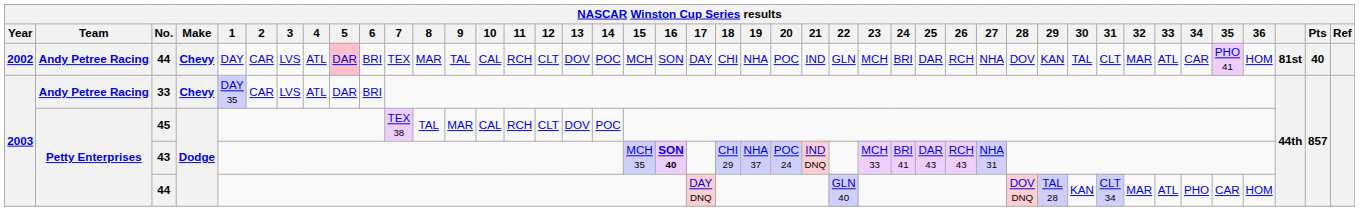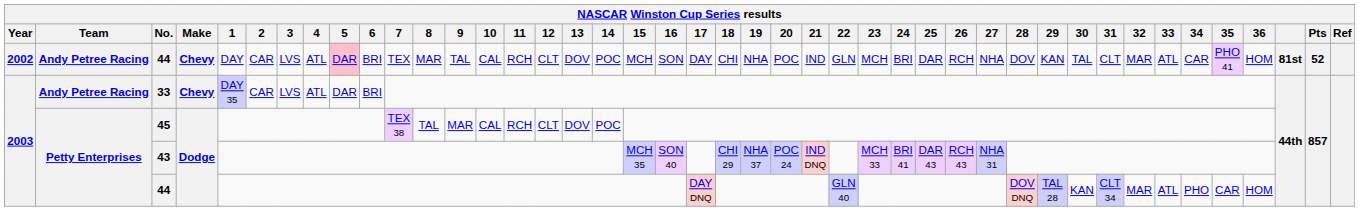(1318, 59) 40 -> (1318, 59) 52
(671, 158) bold -> (671, 157) normal
